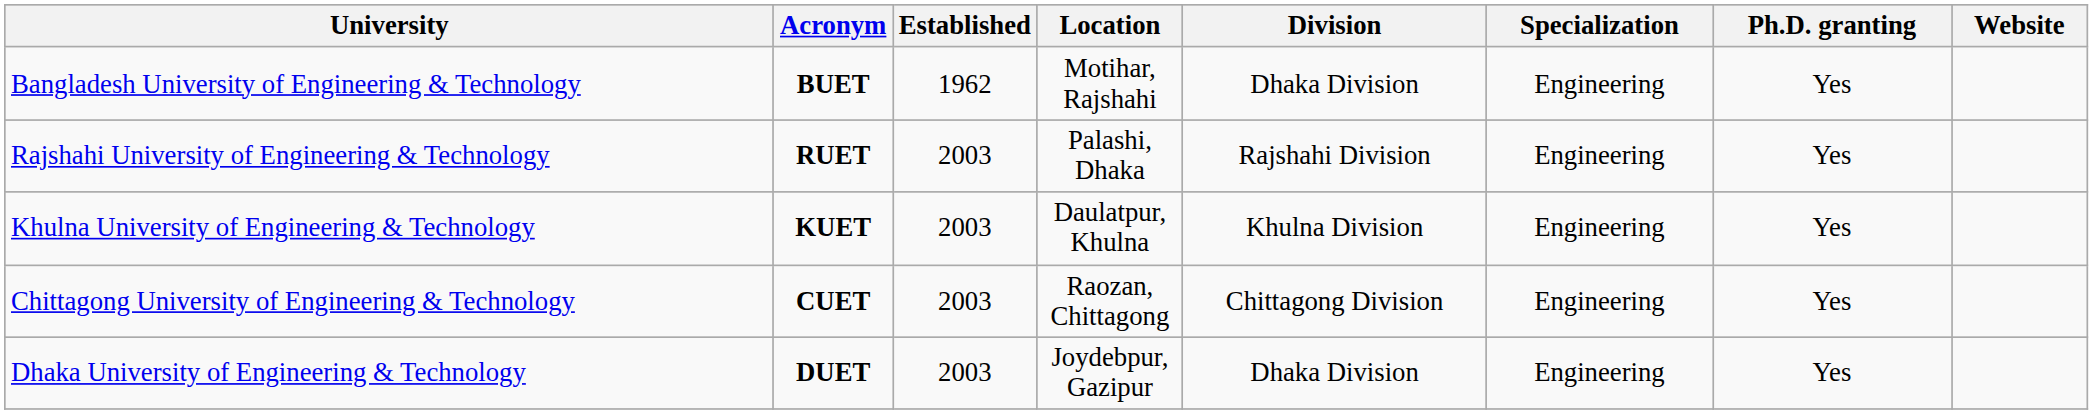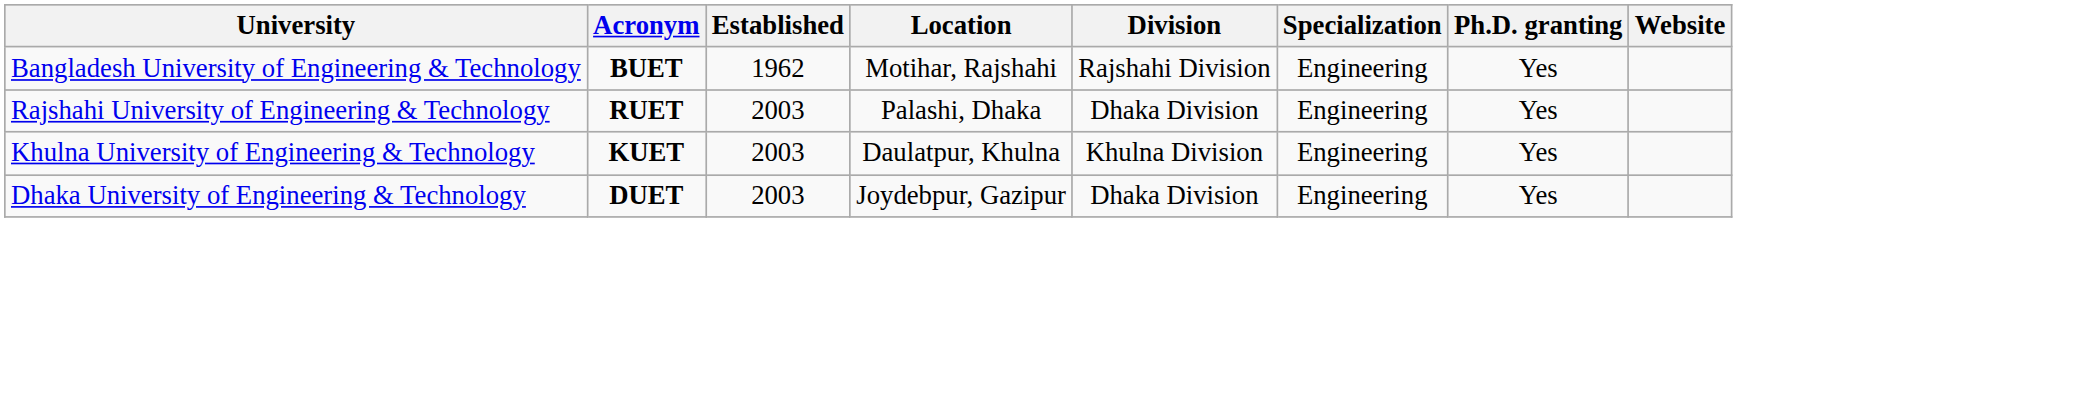(1335, 83) Dhaka Division -> (1174, 68) Rajshahi Division
(1335, 155) Rajshahi Division -> (1174, 110) Dhaka Division
- row: (293, 300)
